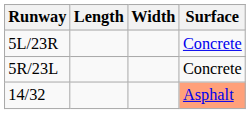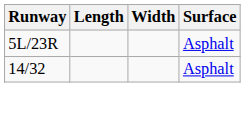(212, 43) Concrete -> (208, 43) Asphalt
- row: (33, 69)
(208, 95) lightsalmon background -> (208, 69) no background
